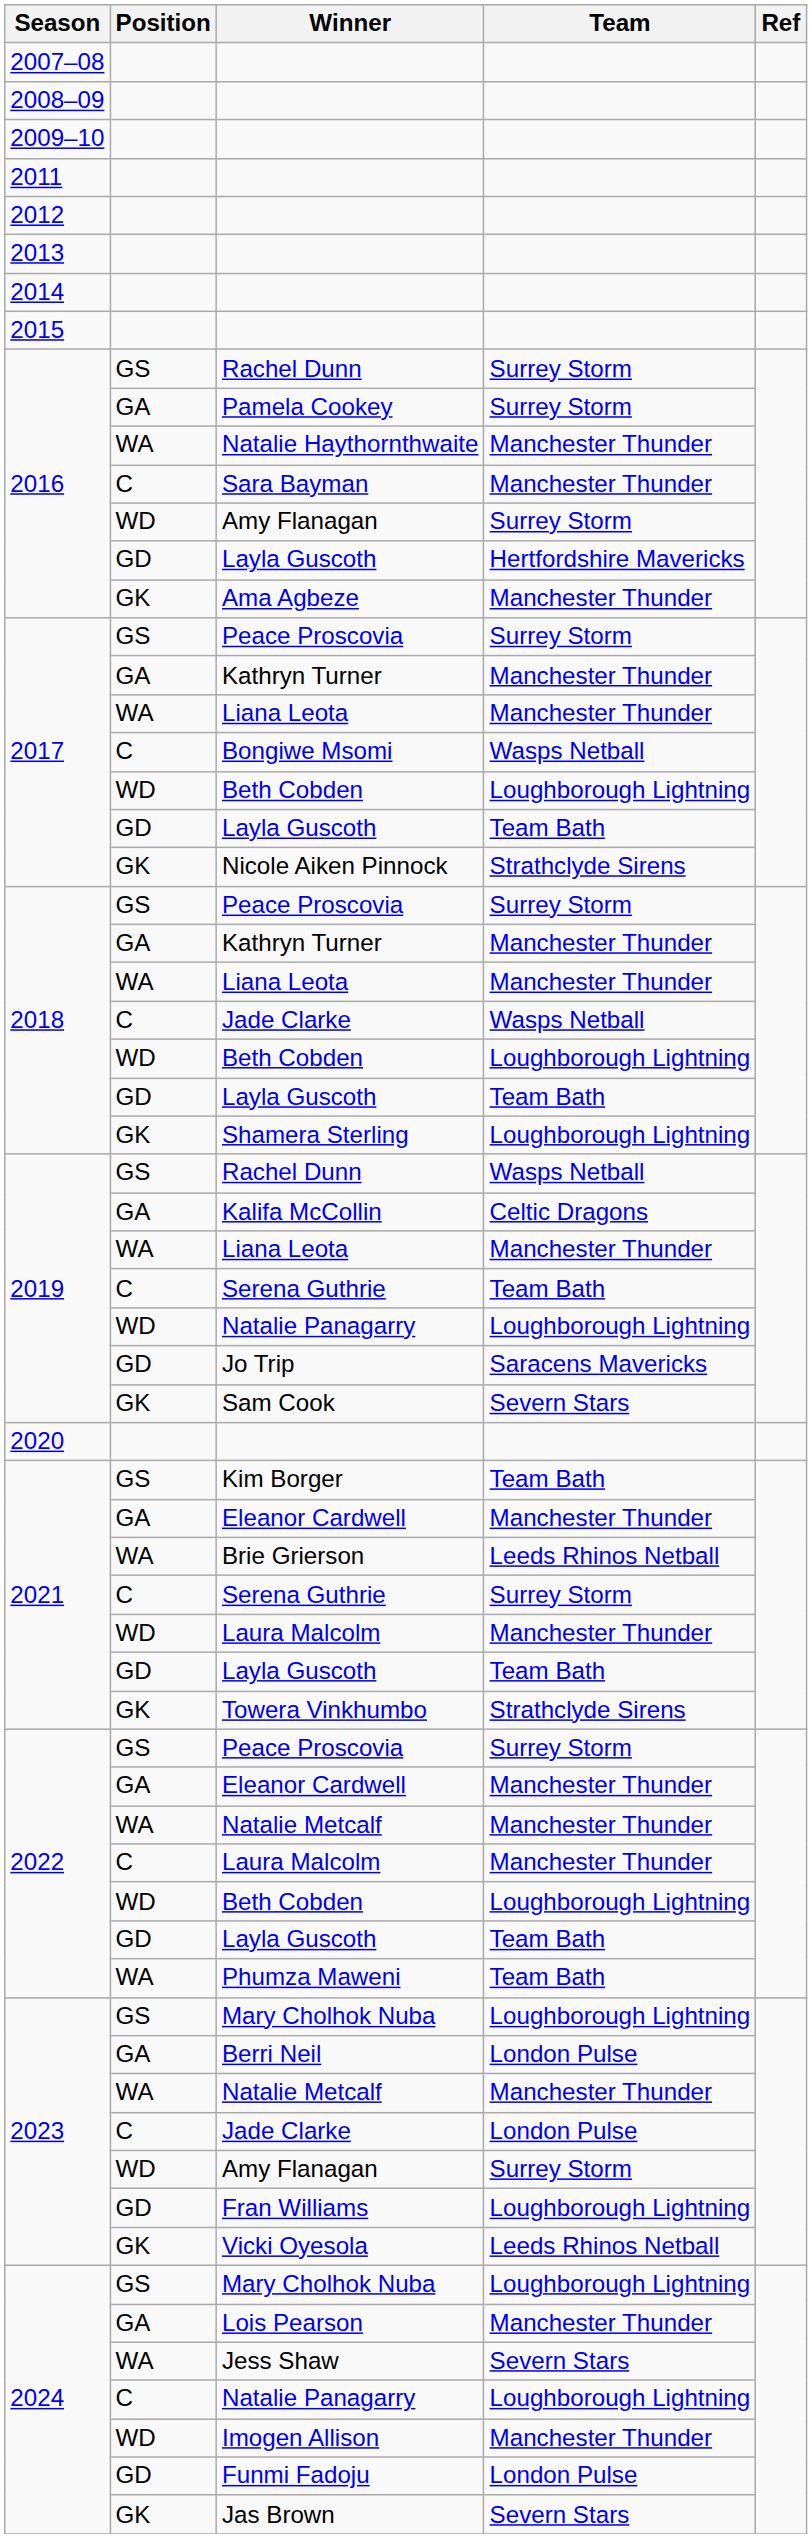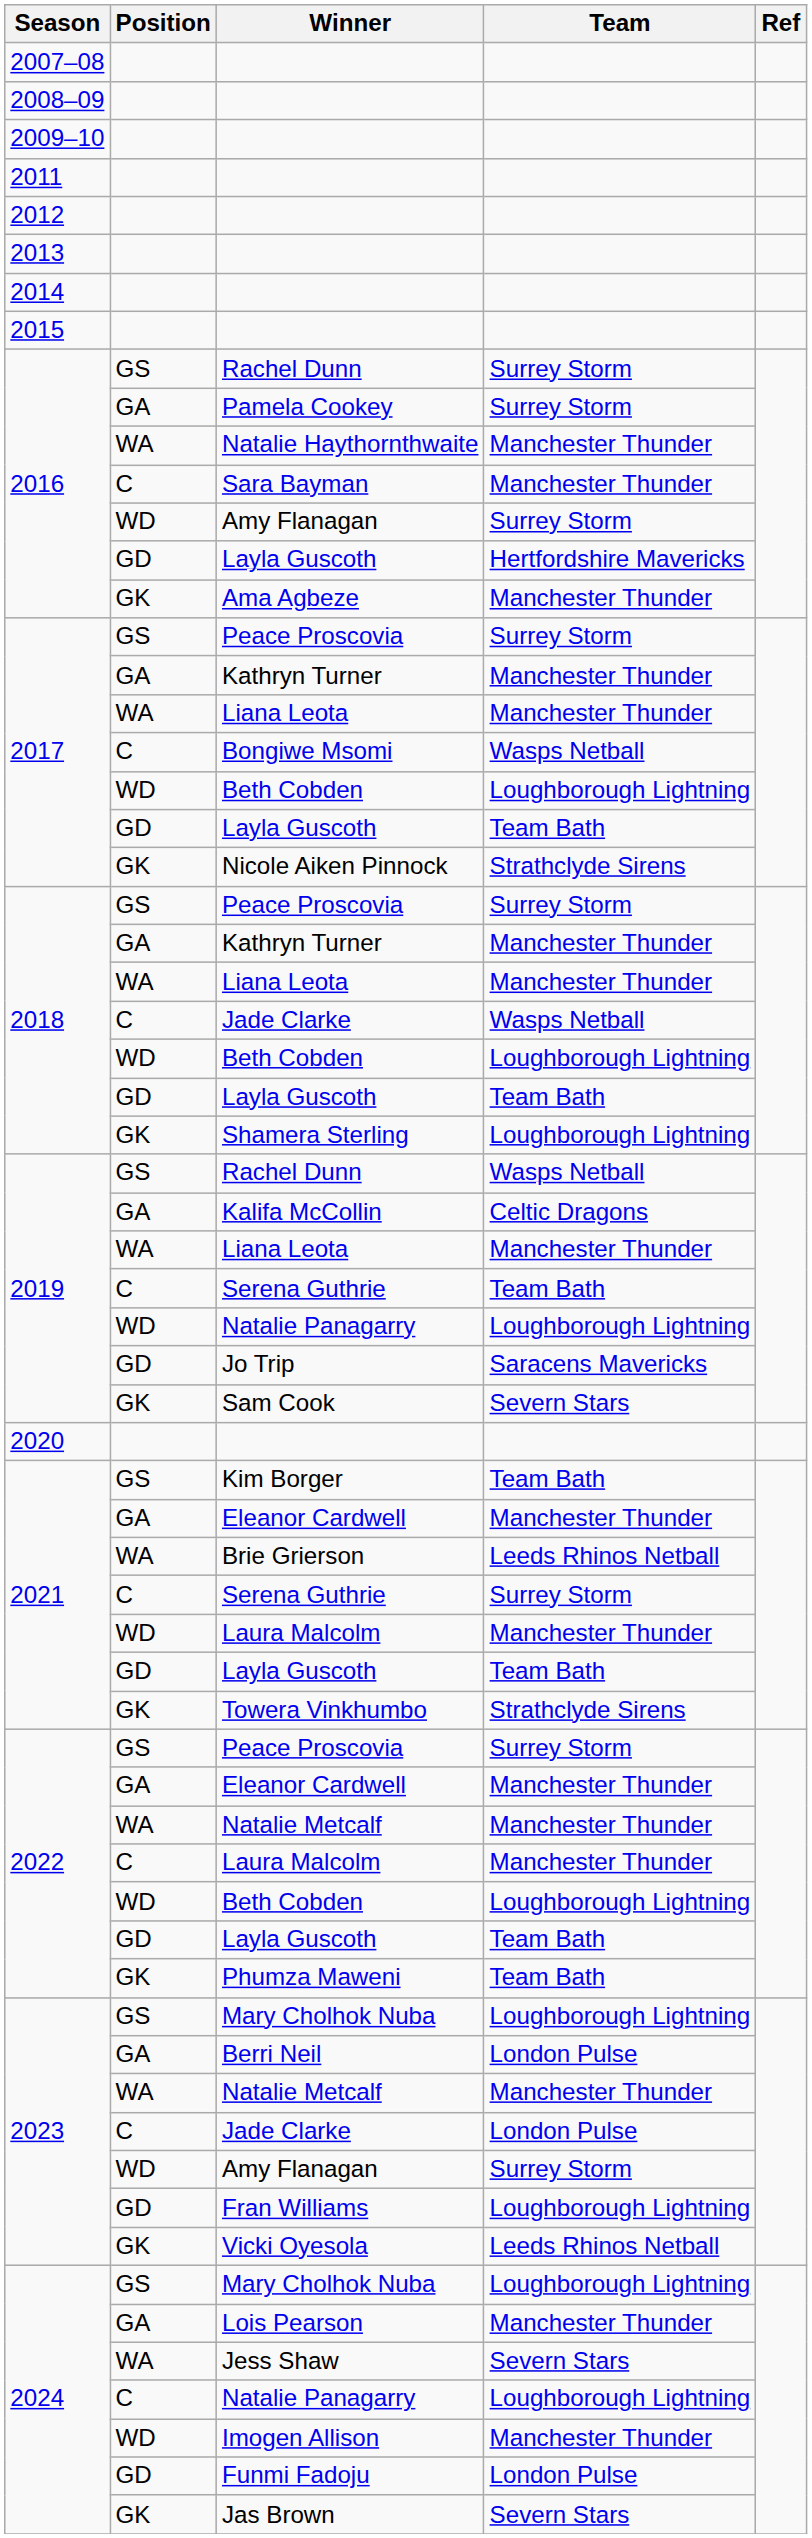(135, 1977) WA -> (133, 1977) GK
